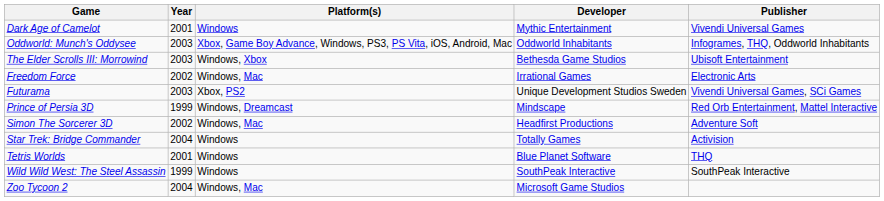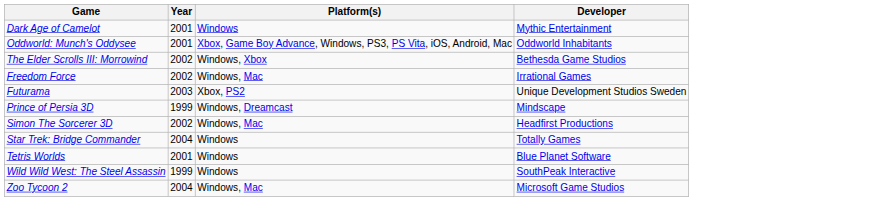- column: (784, 12)
(181, 44) 2003 -> (181, 44) 2001
(181, 60) 2003 -> (181, 60) 2002
